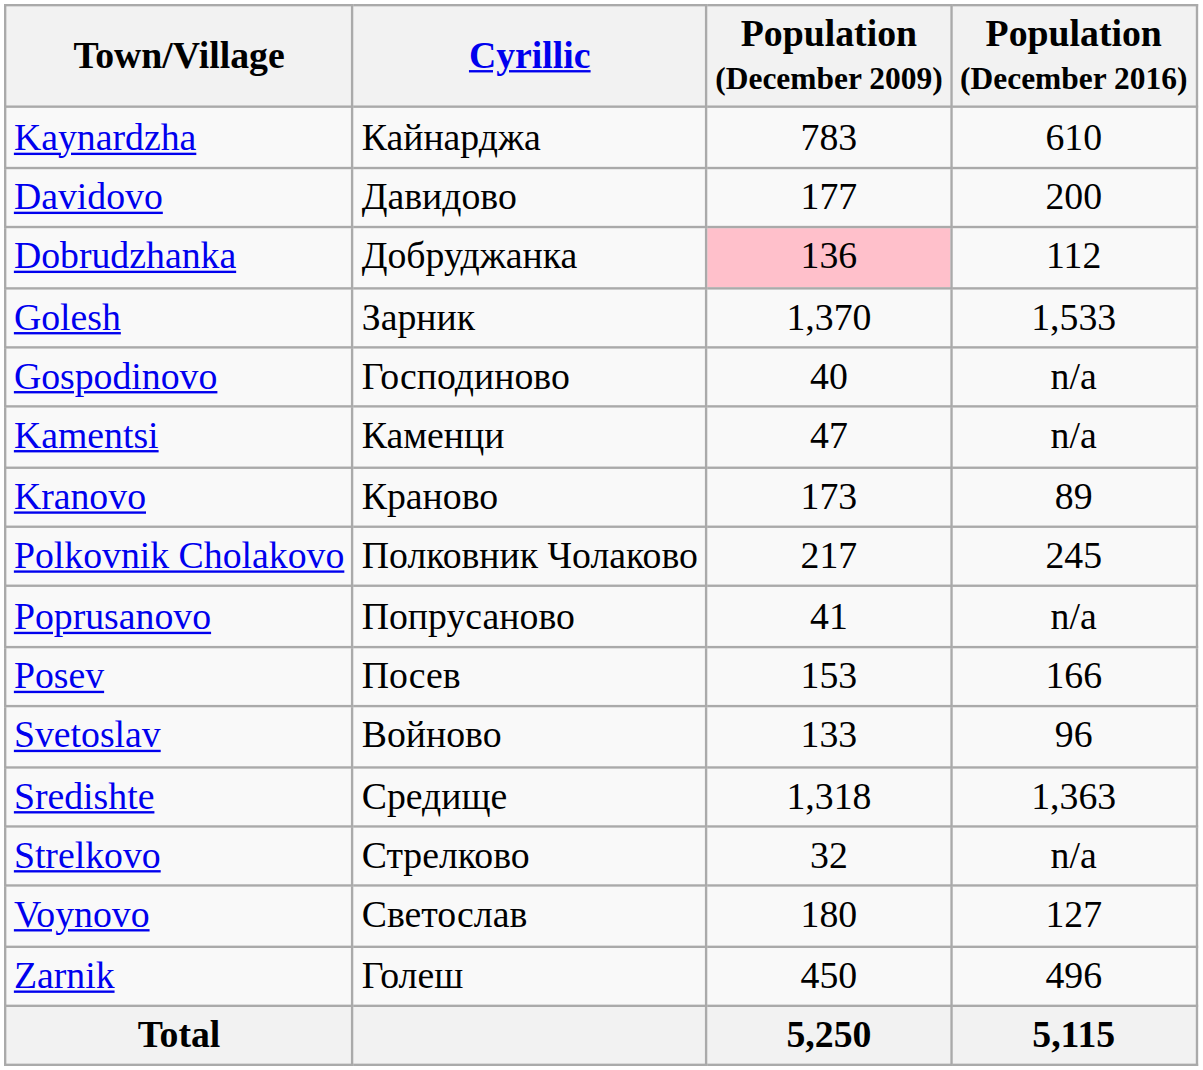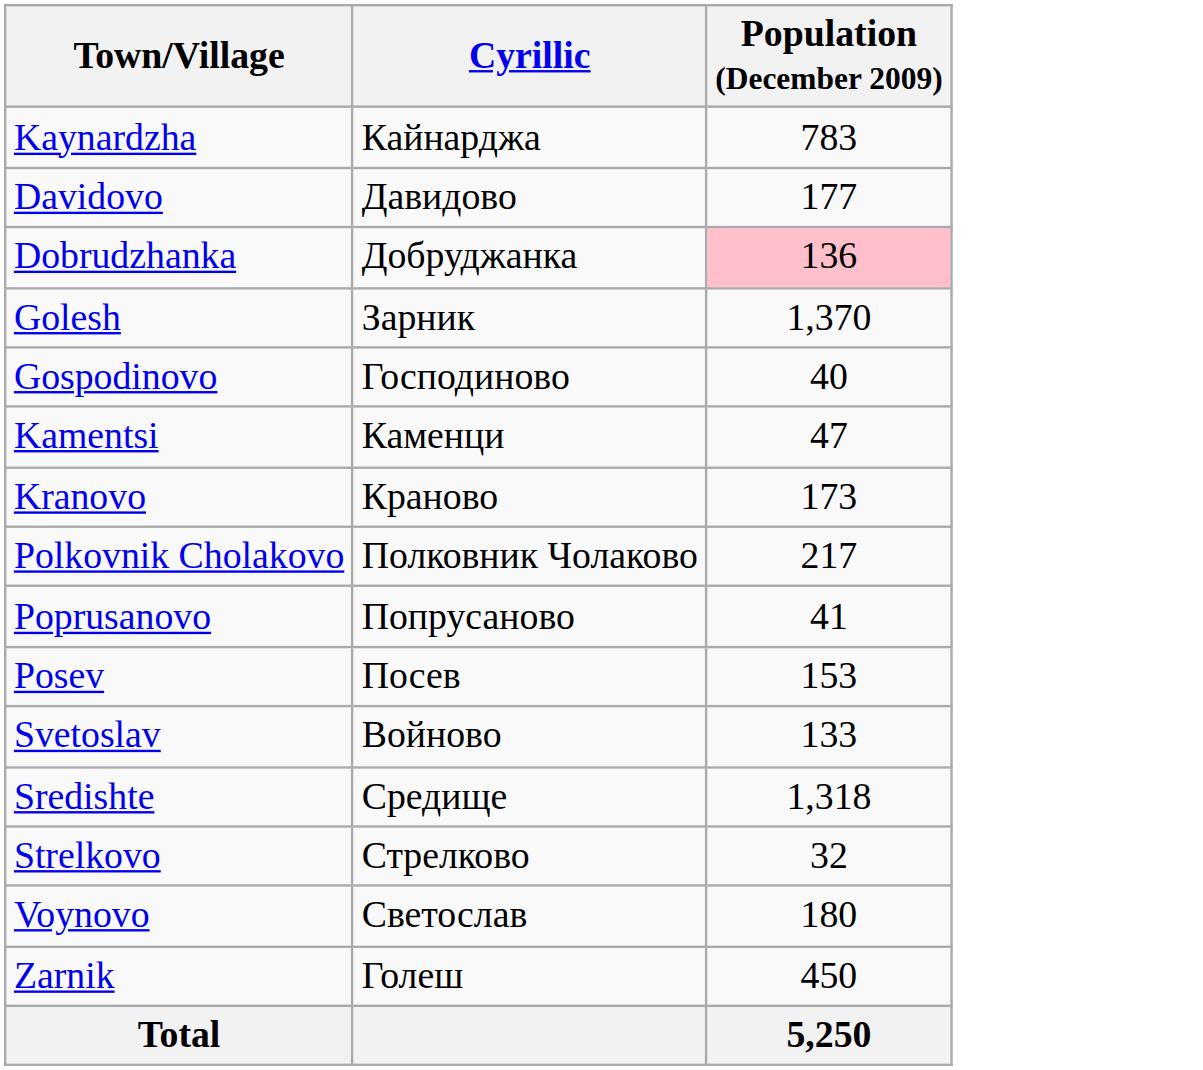- column: (1074, 55)
